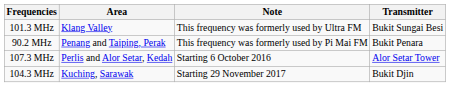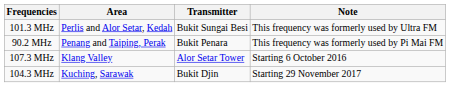columns swapped: (408, 12) <-> (272, 12)
(87, 27) Klang Valley -> (117, 27) Perlis and Alor Setar, Kedah
(117, 58) Perlis and Alor Setar, Kedah -> (87, 58) Klang Valley
